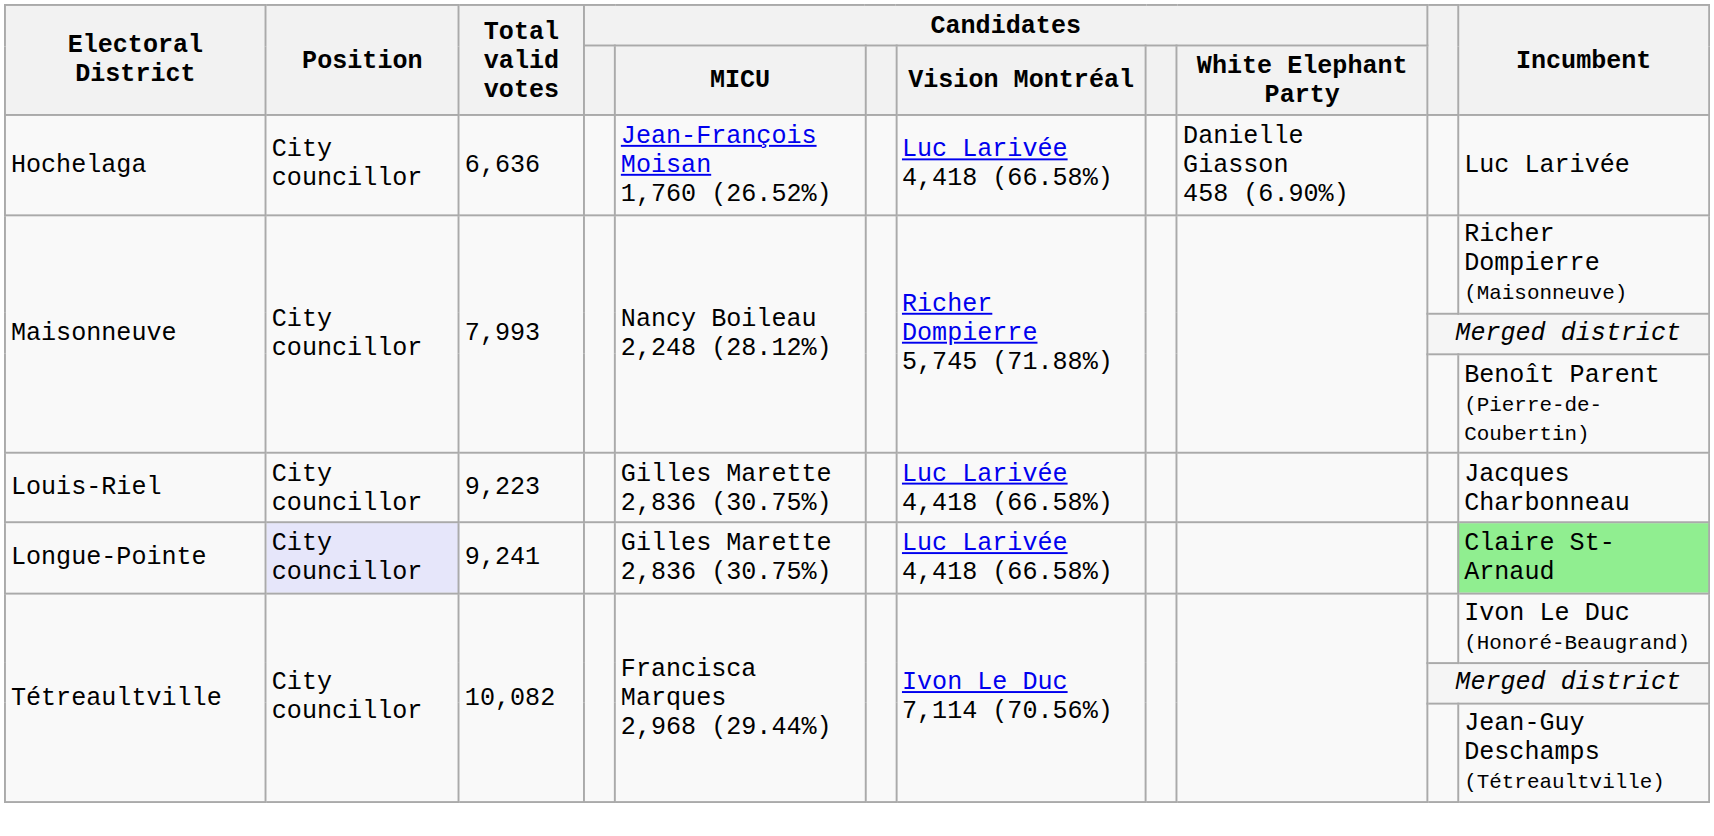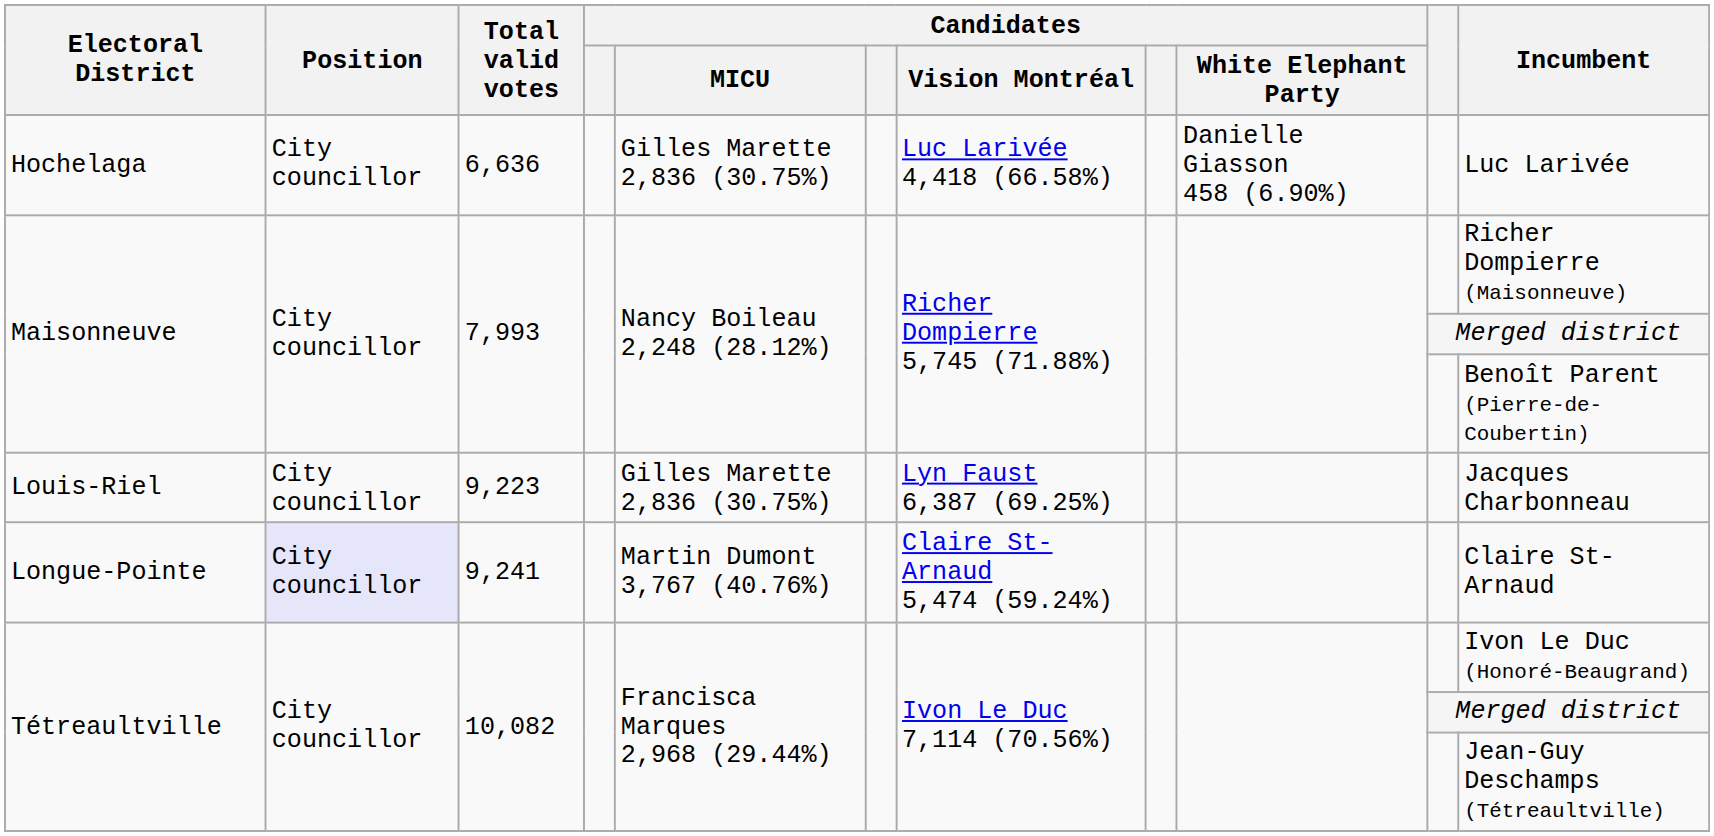(726, 165) Jean-François Moisan 1,760 (26.52%) -> (726, 165) Gilles Marette 2,836 (30.75%)
(1007, 488) Luc Larivée 4,418 (66.58%) -> (1007, 488) Lyn Faust 6,387 (69.25%)
(726, 558) Gilles Marette 2,836 (30.75%) -> (726, 572) Martin Dumont 3,767 (40.76%)
(1007, 558) Luc Larivée 4,418 (66.58%) -> (1007, 572) Claire St-Arnaud 5,474 (59.24%)
(1539, 558) lightgreen background -> (1539, 572) no background
